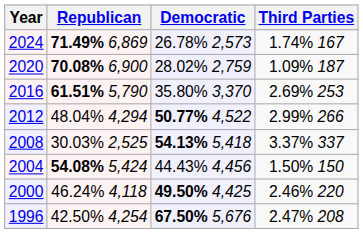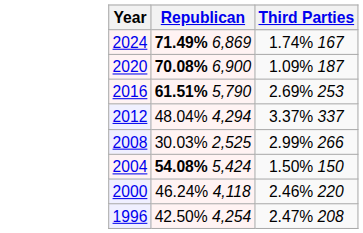- column: (203, 18)
(306, 117) 2.99% 266 -> (306, 117) 3.37% 337
(306, 141) 3.37% 337 -> (306, 141) 2.99% 266
